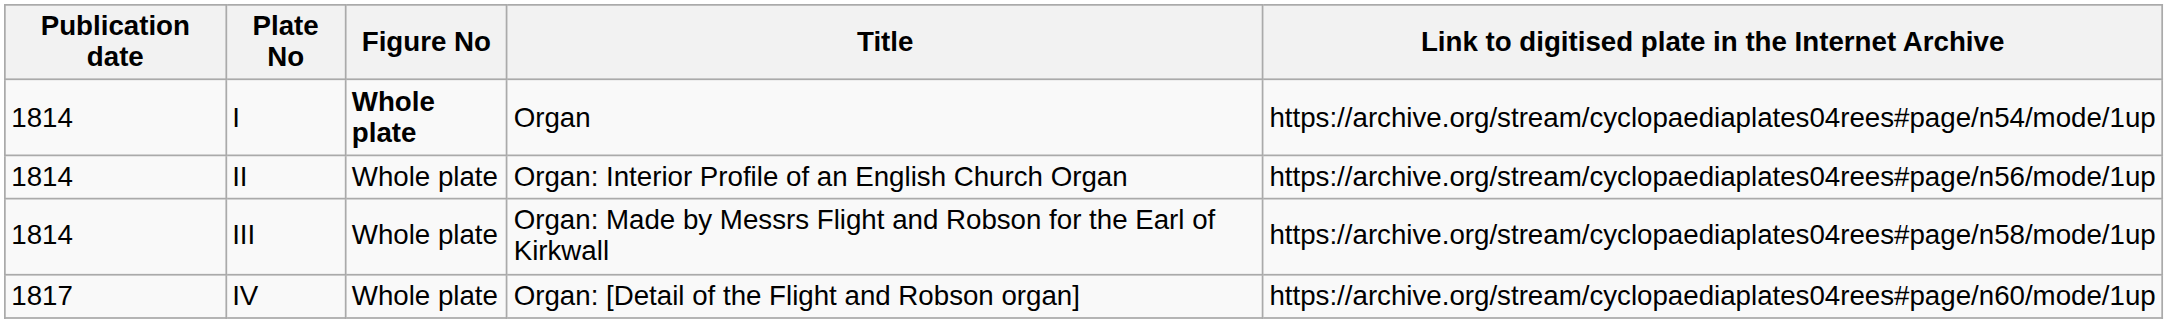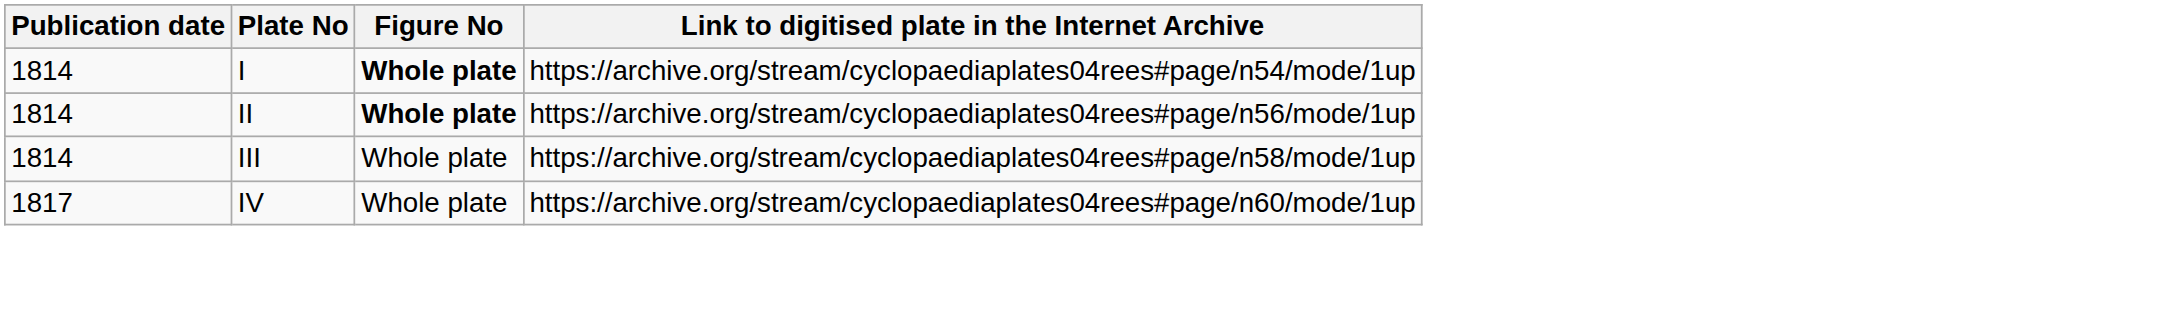- column: (885, 42)
(425, 176) normal -> (439, 114) bold
